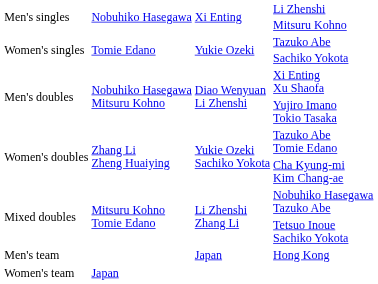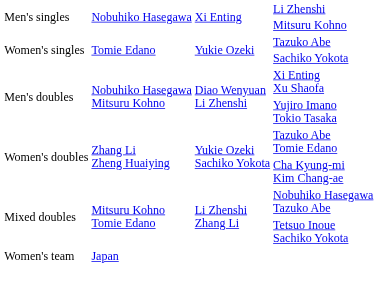- row: (32, 255)
